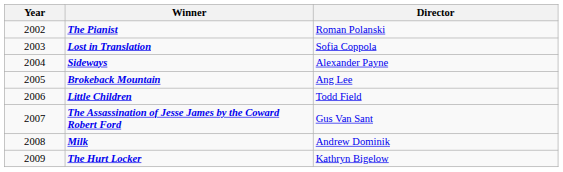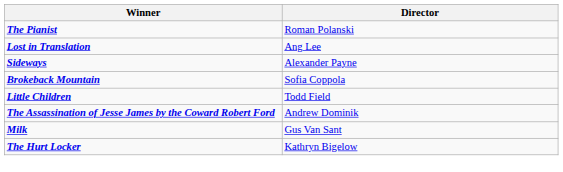- column: (35, 12)
(346, 46) Sofia Coppola -> (303, 46) Ang Lee
(334, 79) Ang Lee -> (315, 79) Sofia Coppola
(344, 119) Gus Van Sant -> (321, 113) Andrew Dominik
(353, 141) Andrew Dominik -> (313, 130) Gus Van Sant
